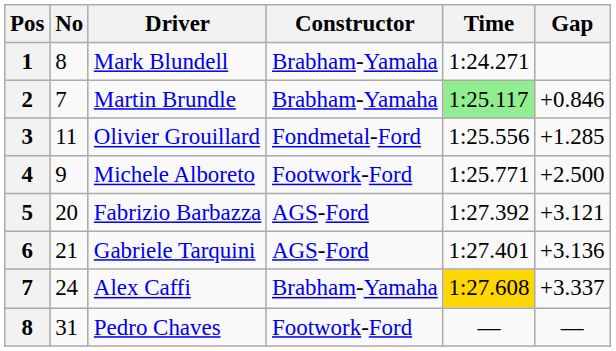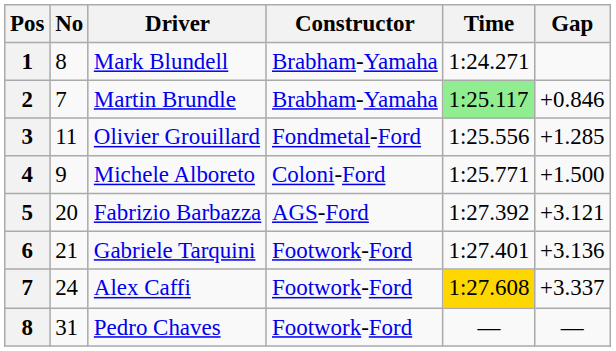(342, 174) Footwork-Ford -> (329, 174) Coloni-Ford
(572, 174) +2.500 -> (572, 174) +1.500
(320, 250) AGS-Ford -> (342, 250) Footwork-Ford
(355, 288) Brabham-Yamaha -> (342, 288) Footwork-Ford
